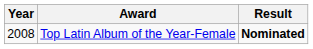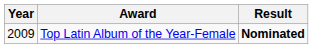(21, 33) 2008 -> (21, 33) 2009
